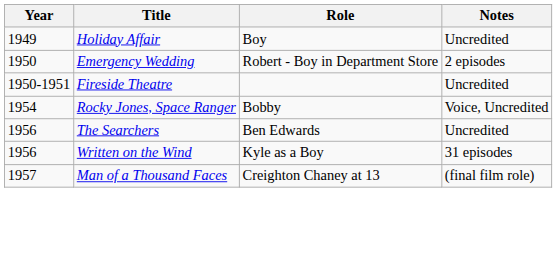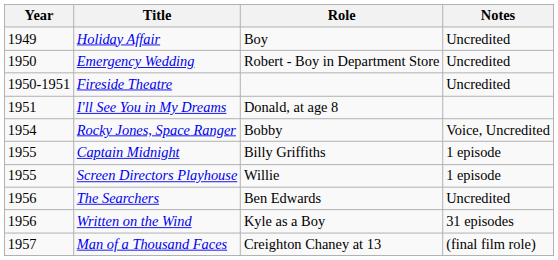(475, 61) 2 episodes -> (478, 61) Uncredited
+ row: (152, 107)
+ row: (128, 152)
+ row: (157, 175)
